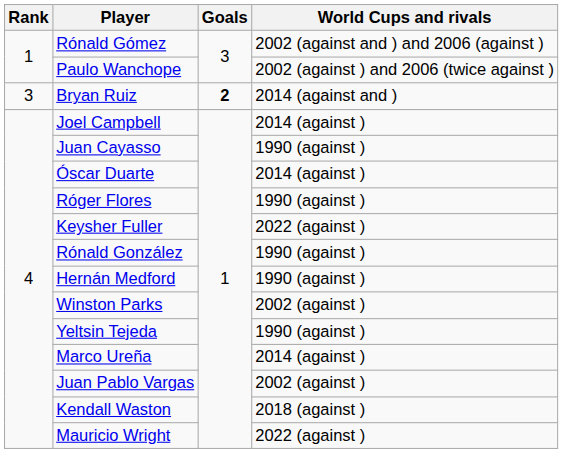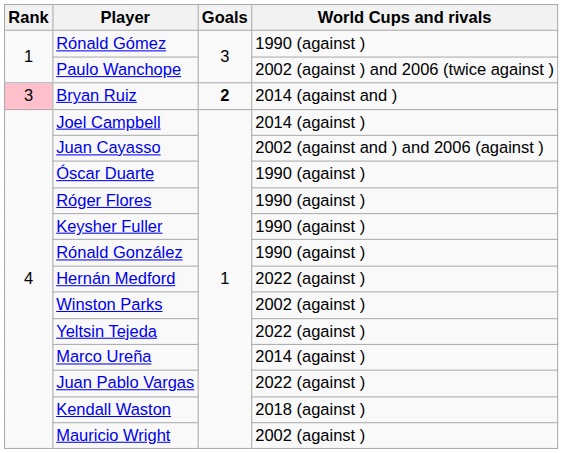(400, 43) 2002 (against and ) and 2006 (against ) -> (310, 43) 1990 (against )
(28, 95) no background -> (28, 95) pink background
(310, 148) 1990 (against ) -> (400, 148) 2002 (against and ) and 2006 (against )
(310, 174) 2014 (against ) -> (310, 174) 1990 (against )
(310, 226) 2022 (against ) -> (310, 226) 1990 (against )
(310, 278) 1990 (against ) -> (310, 278) 2022 (against )
(310, 331) 1990 (against ) -> (310, 331) 2022 (against )
(310, 383) 2002 (against ) -> (310, 383) 2022 (against )
(310, 435) 2022 (against ) -> (310, 435) 2002 (against )
